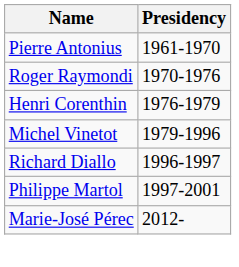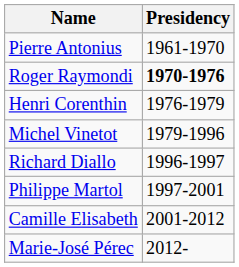(181, 76) normal -> (185, 76) bold
+ row: (73, 219)
